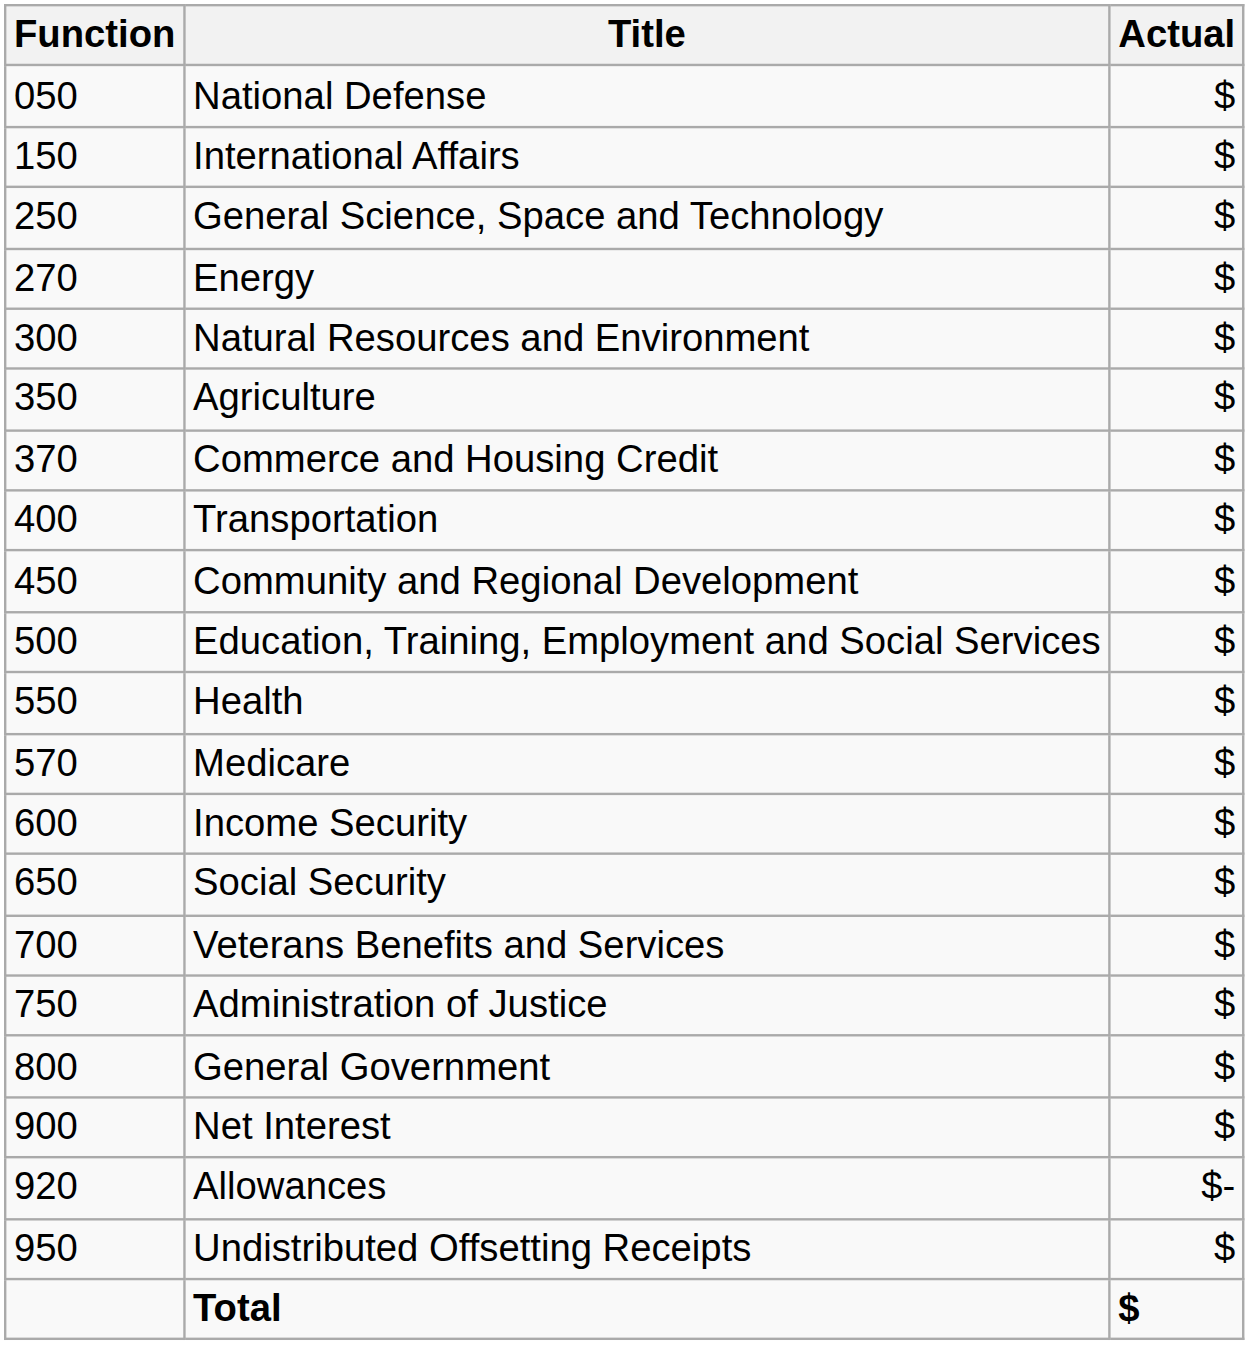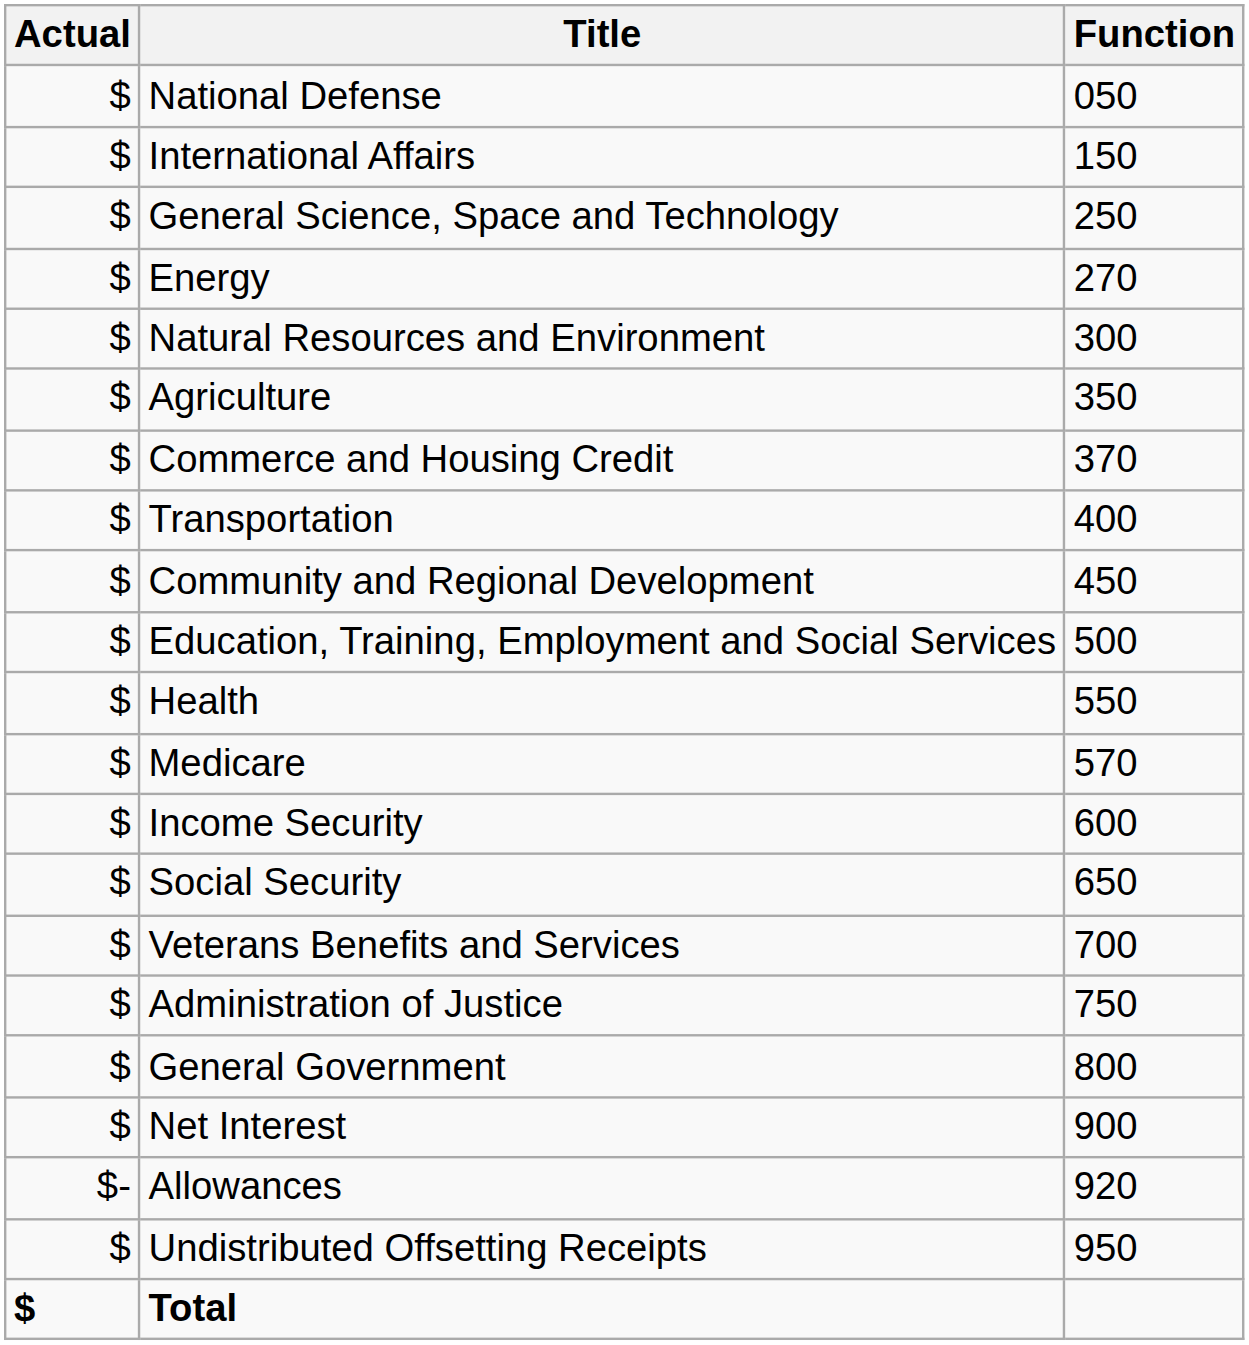columns swapped: (95, 34) <-> (1177, 34)
